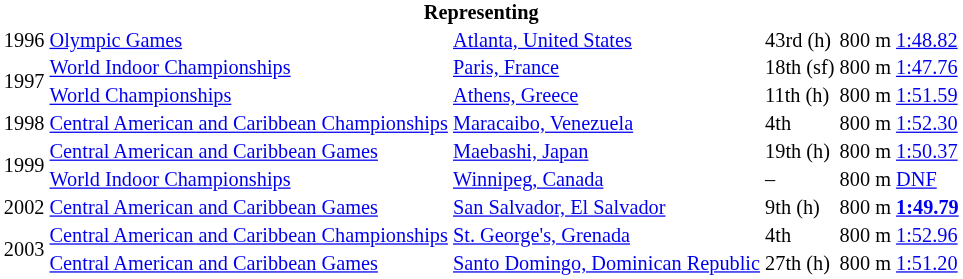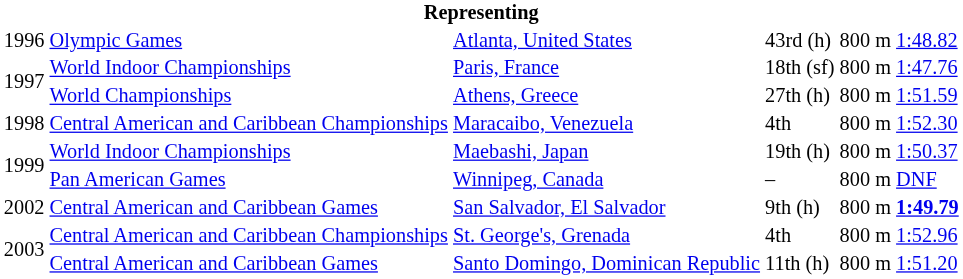(797, 95) 11th (h) -> (798, 95) 27th (h)
(214, 151) Central American and Caribbean Games -> (170, 151) World Indoor Championships
(170, 179) World Indoor Championships -> (138, 179) Pan American Games
(798, 263) 27th (h) -> (797, 263) 11th (h)
